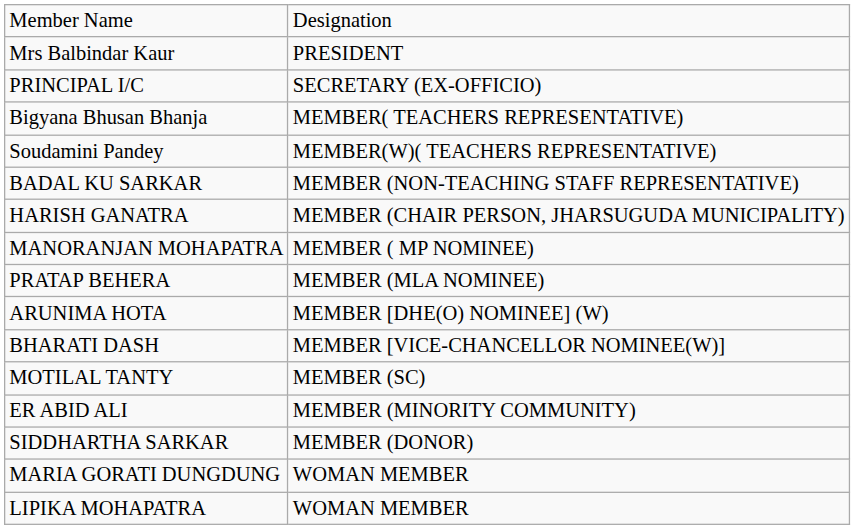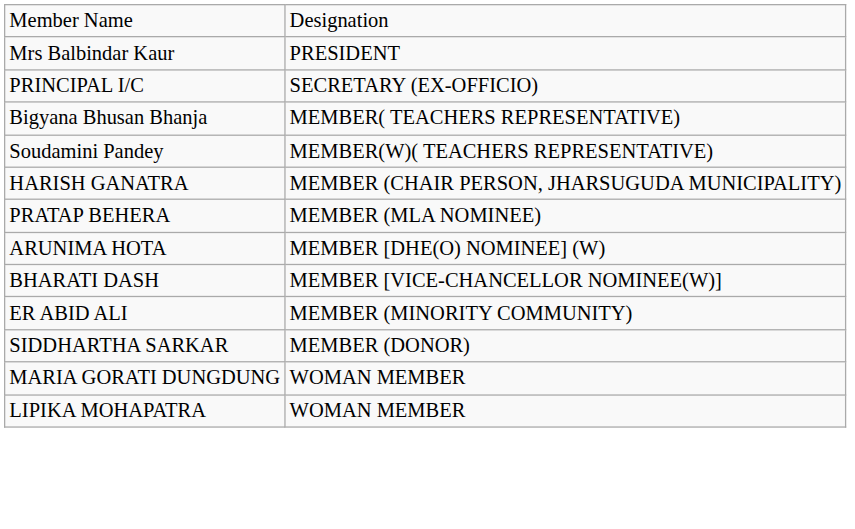- row: (106, 183)
- row: (146, 248)
- row: (91, 378)
